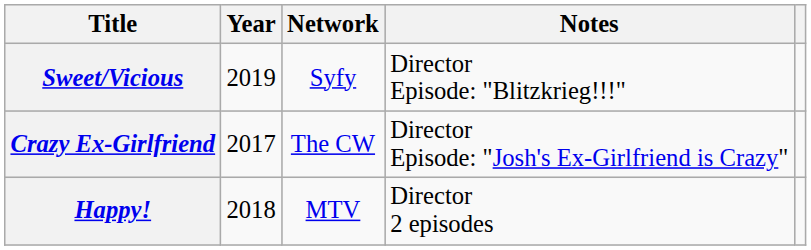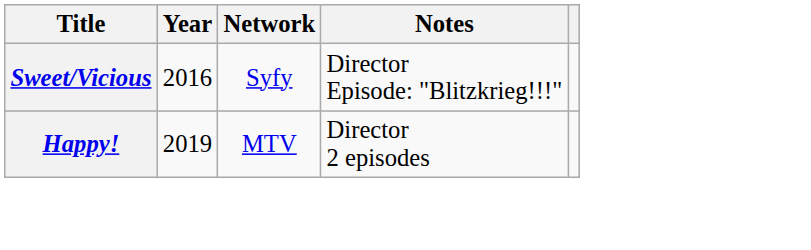(251, 76) 2019 -> (187, 76) 2016
- row: (113, 143)
(251, 210) 2018 -> (187, 143) 2019
